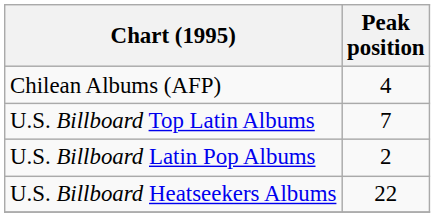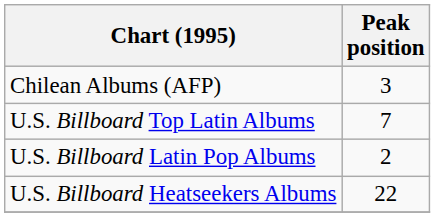(386, 84) 4 -> (386, 84) 3
